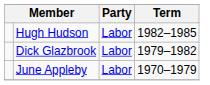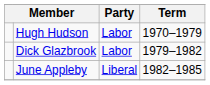(167, 32) 1982–1985 -> (172, 32) 1970–1979
(117, 70) Labor -> (119, 70) Liberal
(167, 70) 1970–1979 -> (172, 70) 1982–1985
